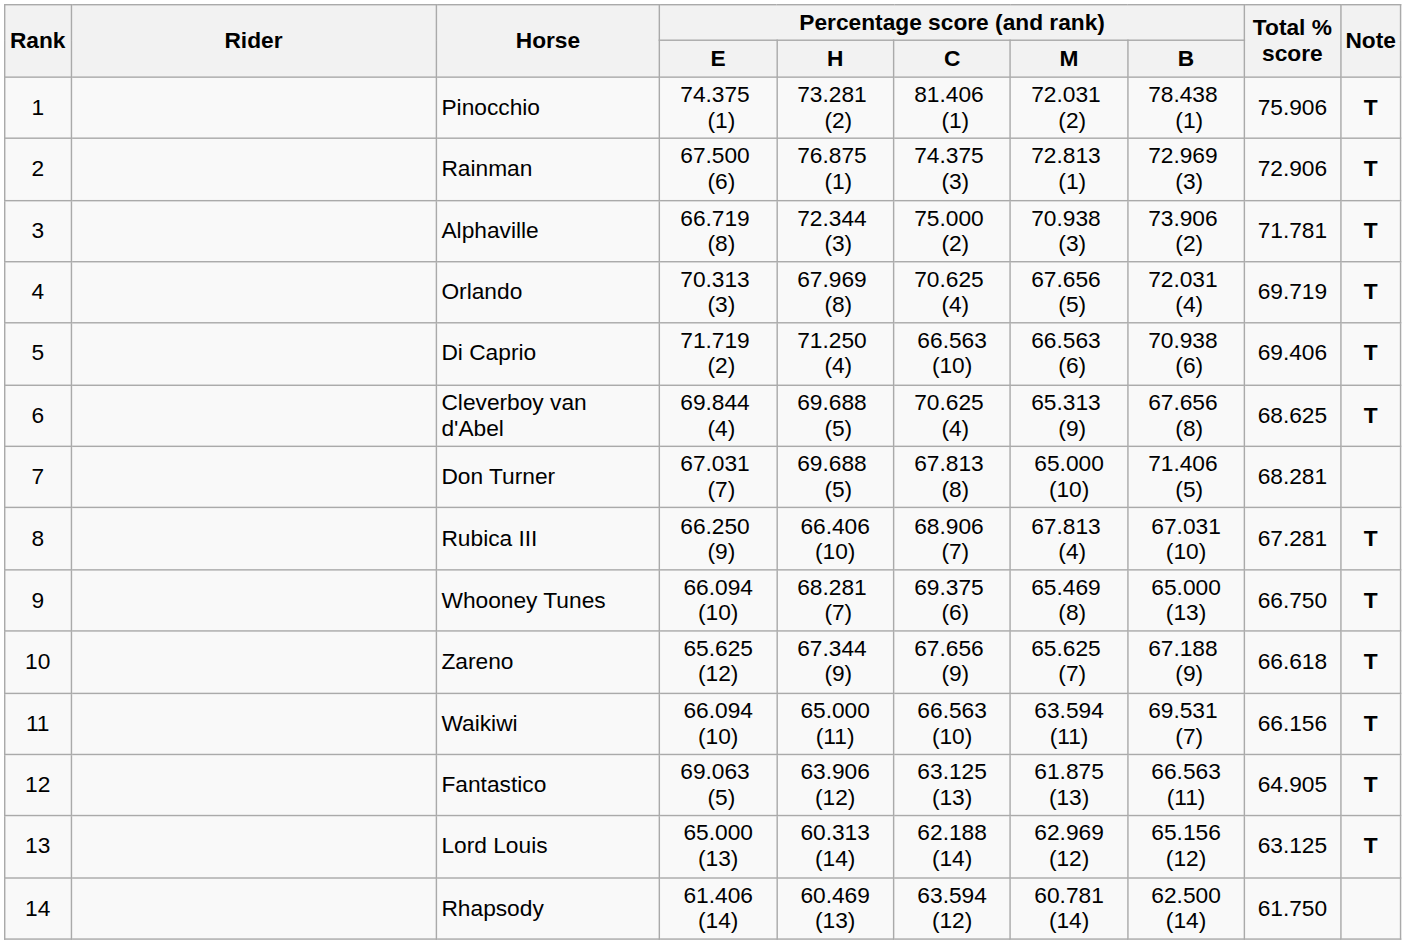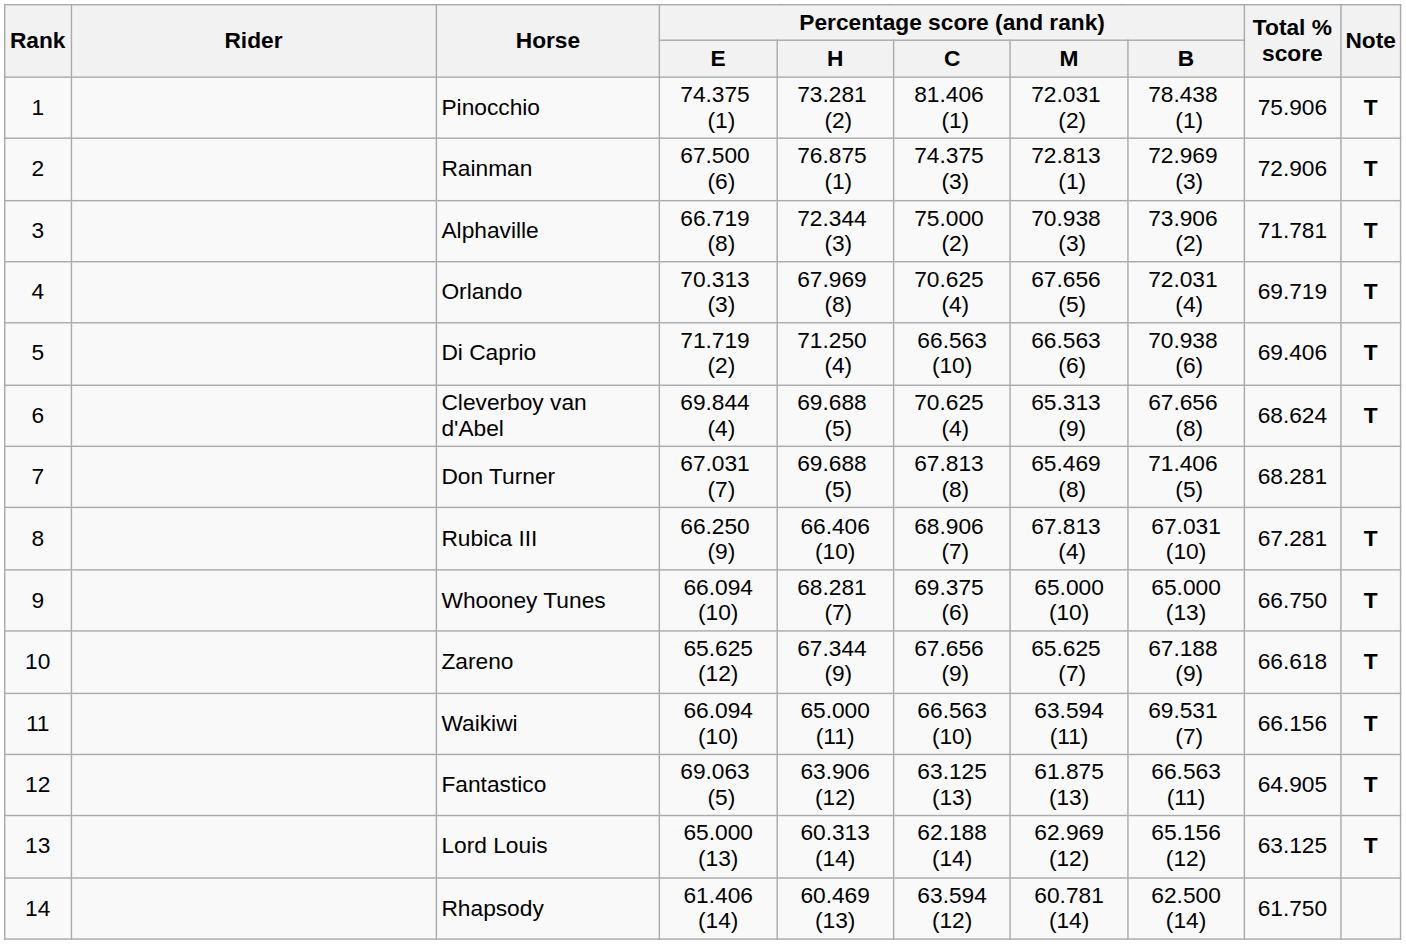(1292, 415) 68.625 -> (1292, 415) 68.624
(1069, 476) 65.000 (10) -> (1069, 476) 65.469 (8)
(1069, 600) 65.469 (8) -> (1069, 600) 65.000 (10)
